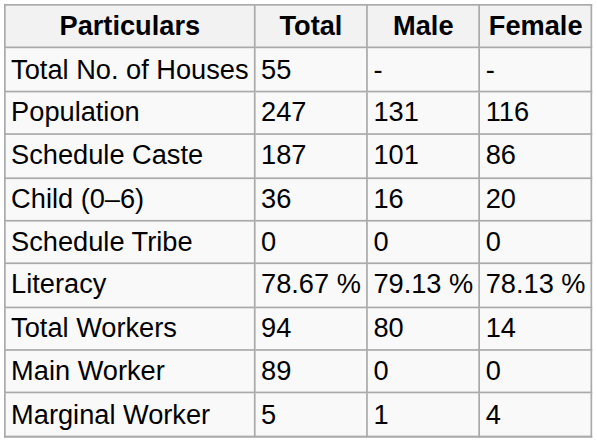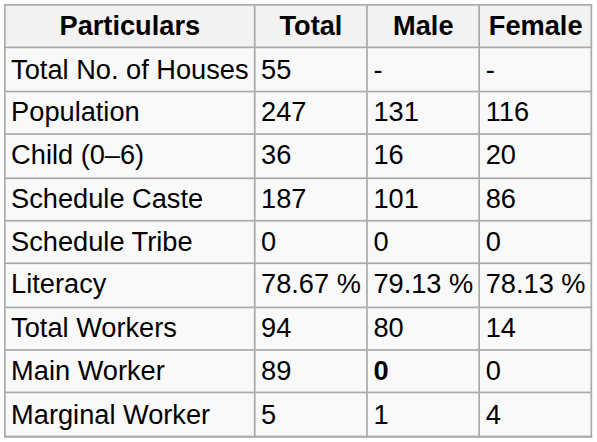rows swapped: (78, 198) <-> (107, 155)
(381, 371) normal -> (381, 371) bold
